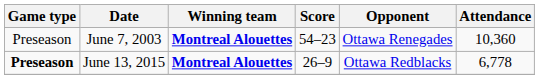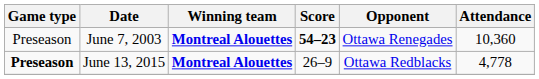(317, 39) normal -> (317, 39) bold
(495, 62) 6,778 -> (495, 62) 4,778
